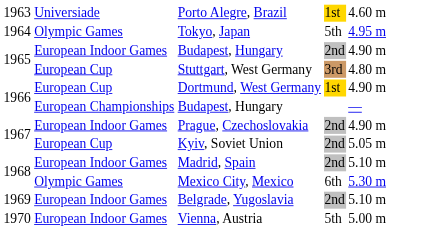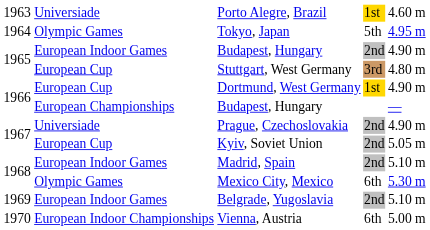(101, 125) European Indoor Games -> (67, 125) Universiade
(101, 218) European Indoor Games -> (124, 218) European Indoor Championships
(333, 218) 5th -> (373, 218) 6th
